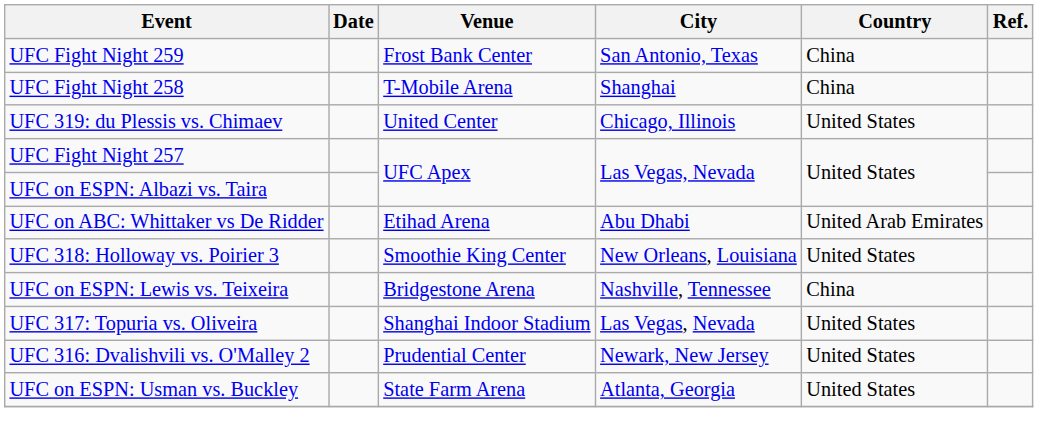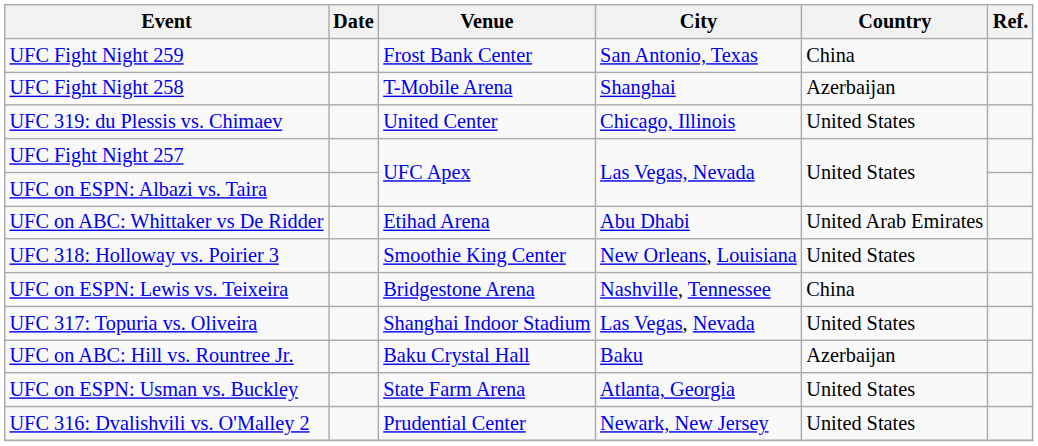(831, 88) China -> (851, 88) Azerbaijan
+ row: (152, 356)
rows swapped: (154, 389) <-> (160, 356)
